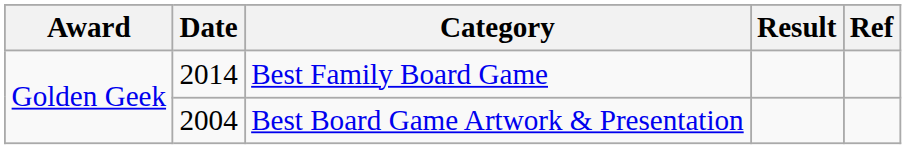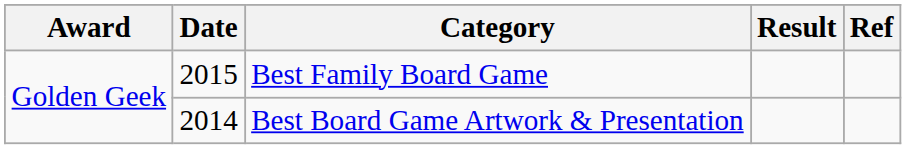(209, 73) 2014 -> (209, 73) 2015
(209, 119) 2004 -> (209, 119) 2014
